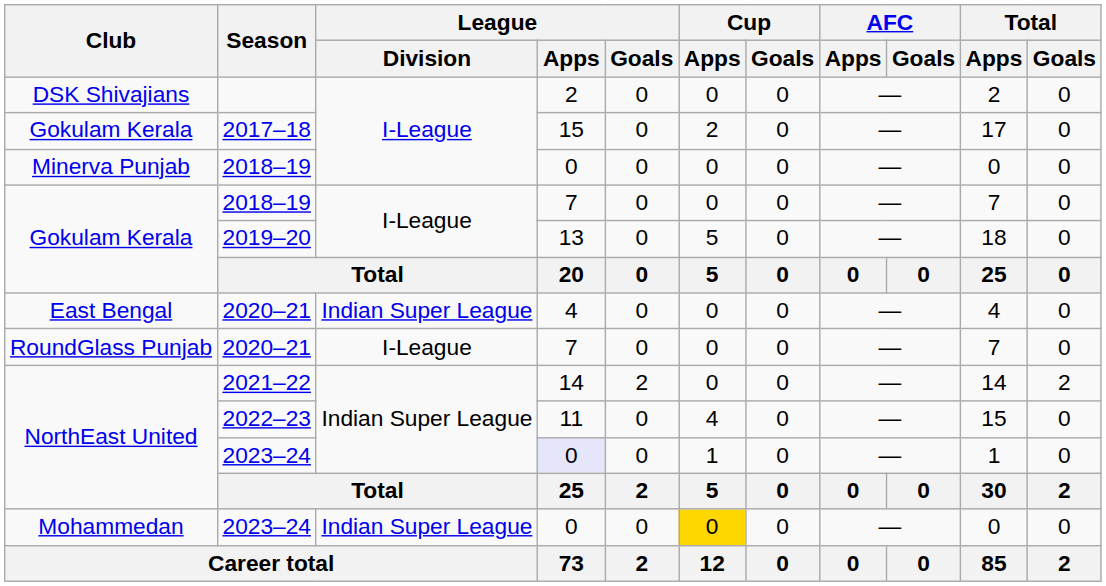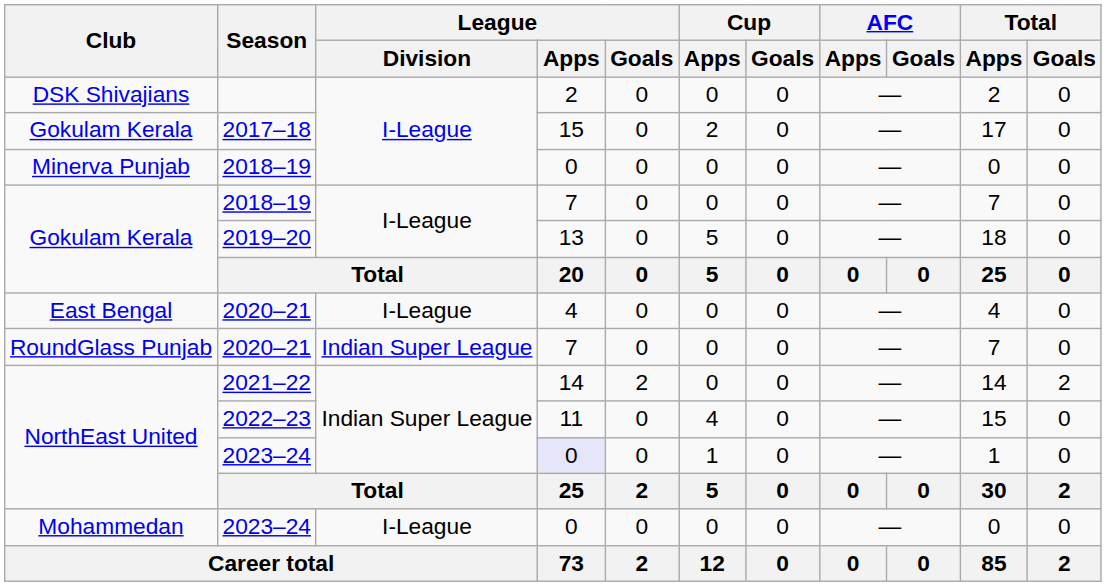(427, 310) Indian Super League -> (427, 310) I-League
(427, 346) I-League -> (427, 346) Indian Super League
(427, 526) Indian Super League -> (427, 526) I-League
(712, 526) gold background -> (712, 526) no background
